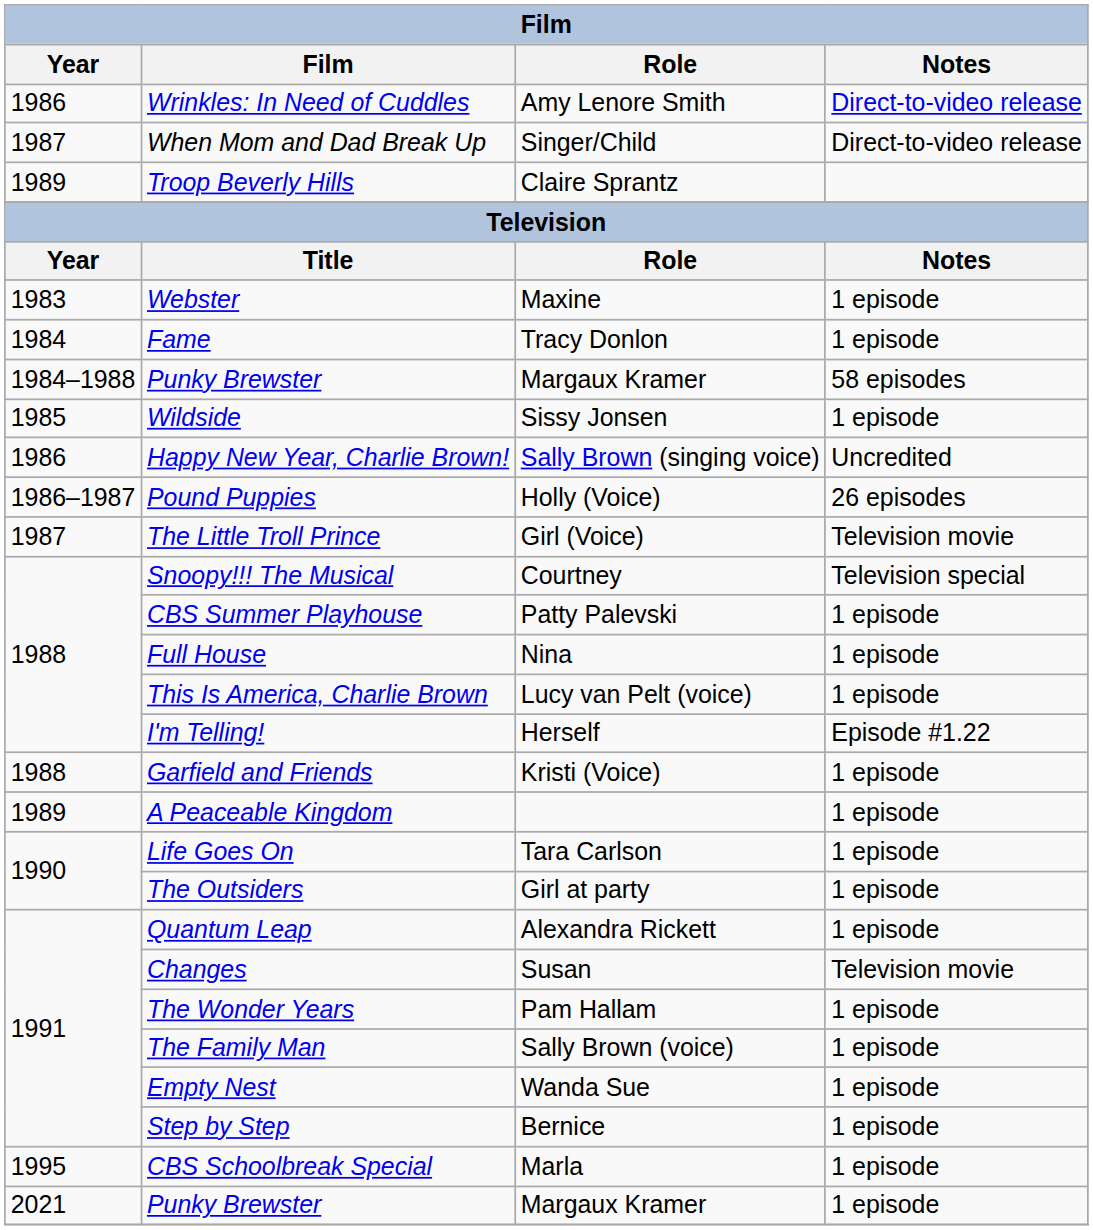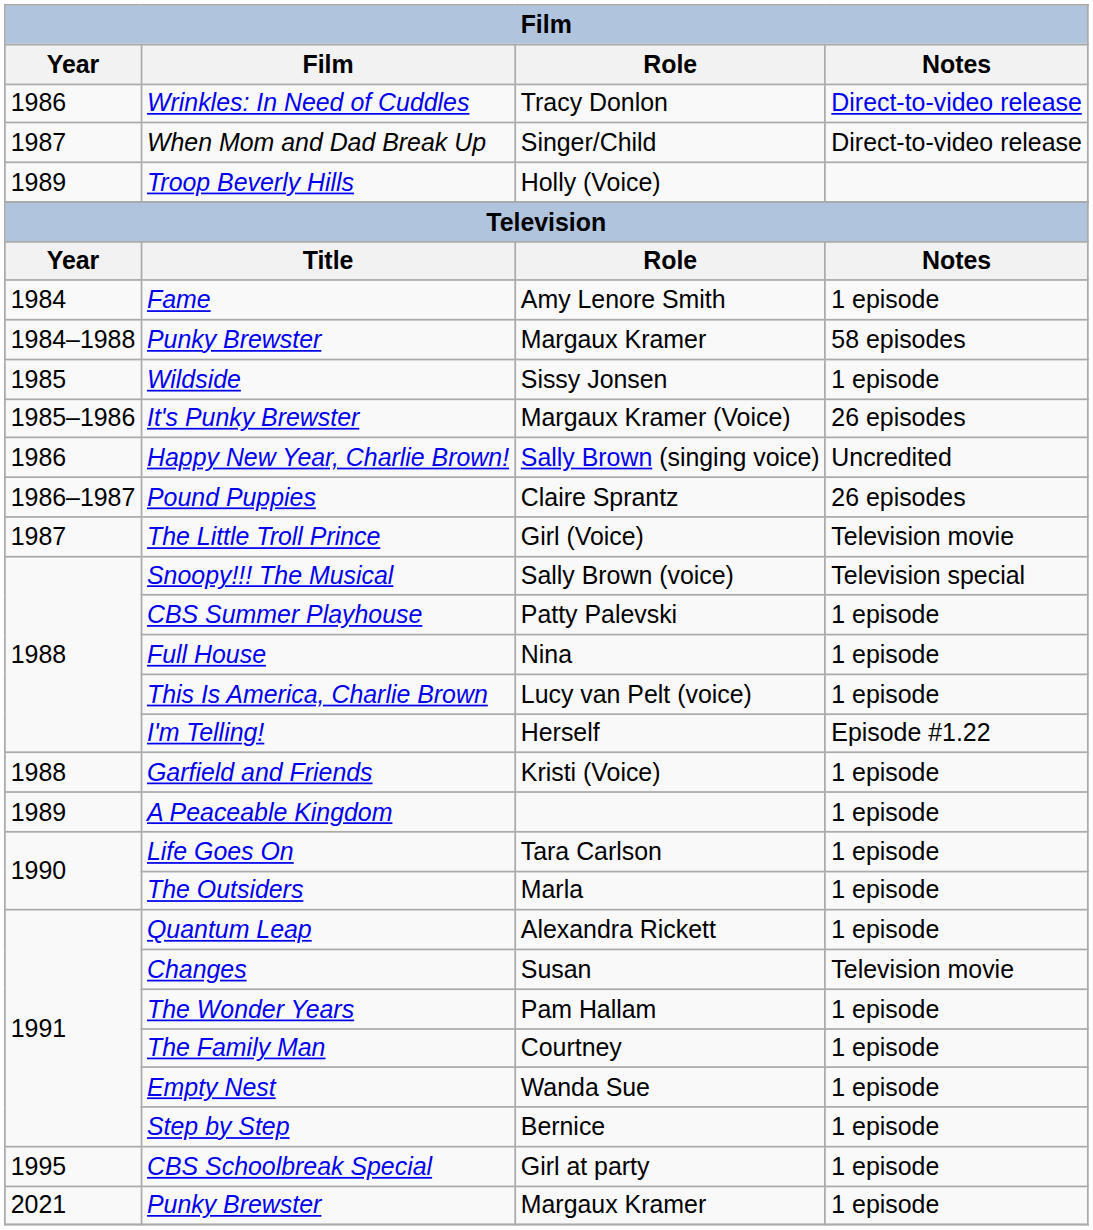(623, 104) Amy Lenore Smith -> (594, 104) Tracy Donlon
(600, 182) Claire Sprantz -> (591, 182) Holly (Voice)
- row: (38, 300)
(594, 340) Tracy Donlon -> (623, 300) Amy Lenore Smith
+ row: (73, 419)
(591, 497) Holly (Voice) -> (600, 497) Claire Sprantz
(571, 576) Courtney -> (627, 576) Sally Brown (voice)
(585, 891) Girl at party -> (552, 891) Marla
(627, 1048) Sally Brown (voice) -> (571, 1048) Courtney
(552, 1166) Marla -> (585, 1166) Girl at party
